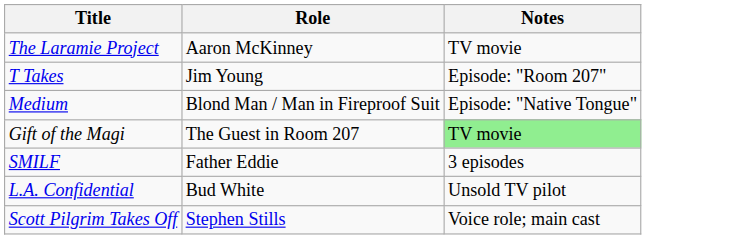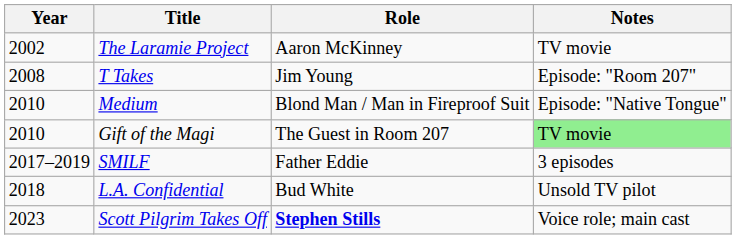+ column: (49, 18)
(236, 219) normal -> (328, 219) bold
